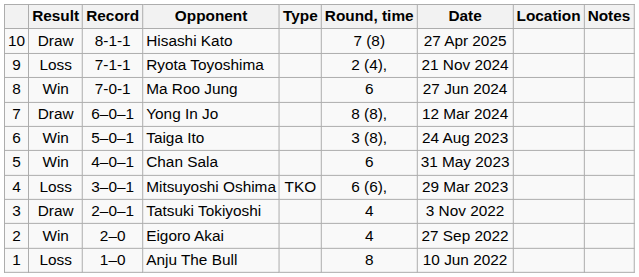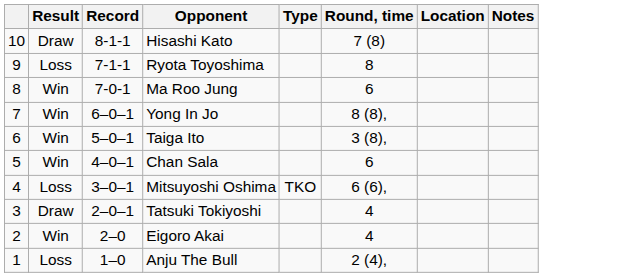- column: (465, 16)
(369, 65) 2 (4), -> (369, 65) 8
(56, 114) Draw -> (56, 114) Win
(369, 260) 8 -> (369, 260) 2 (4),
